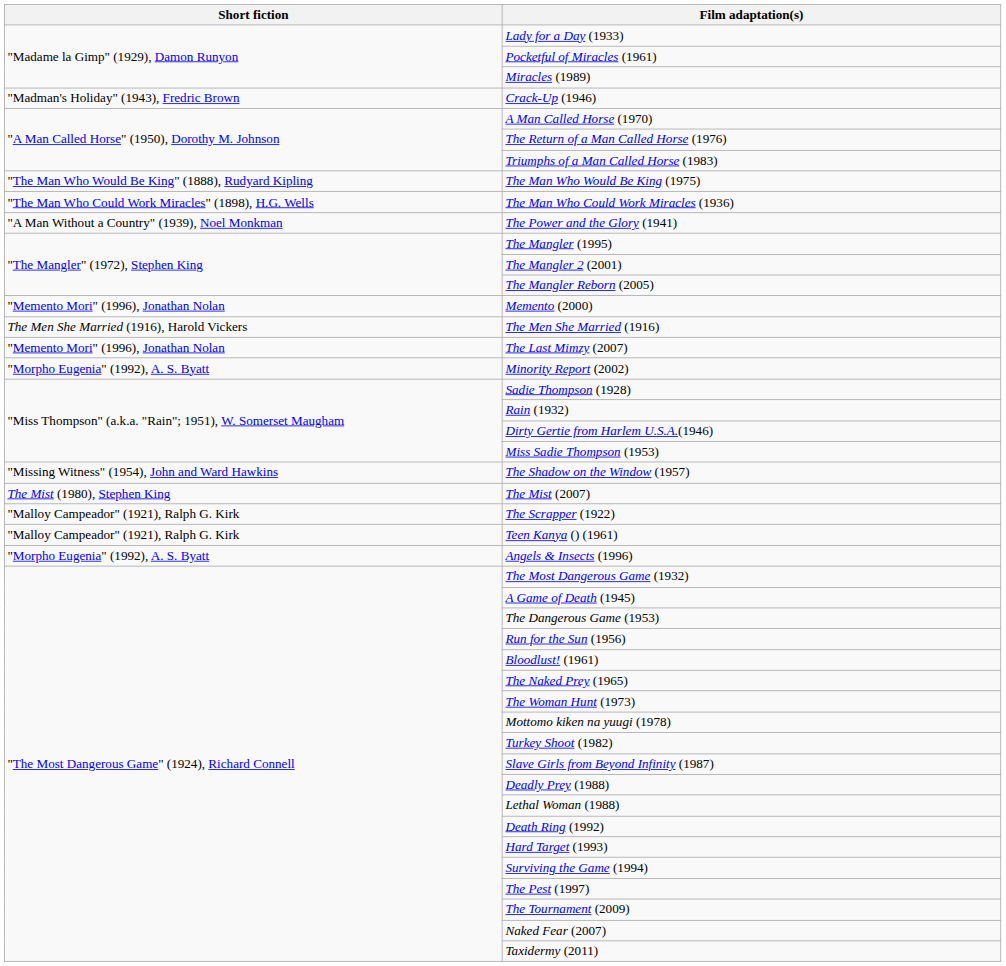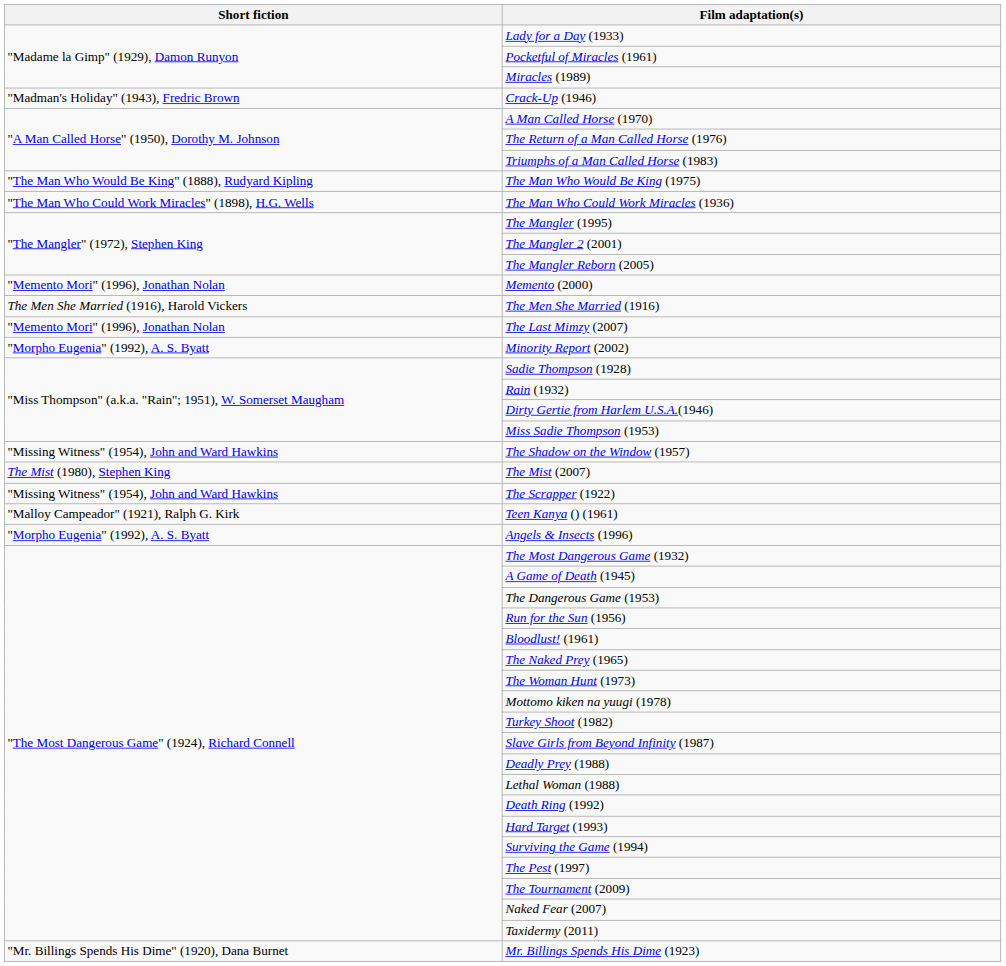- row: (591, 222)
(123, 514) "Malloy Campeador" (1921), Ralph G. Kirk -> (143, 493) "Missing Witness" (1954), John and Ward Hawkins
+ row: (602, 951)
